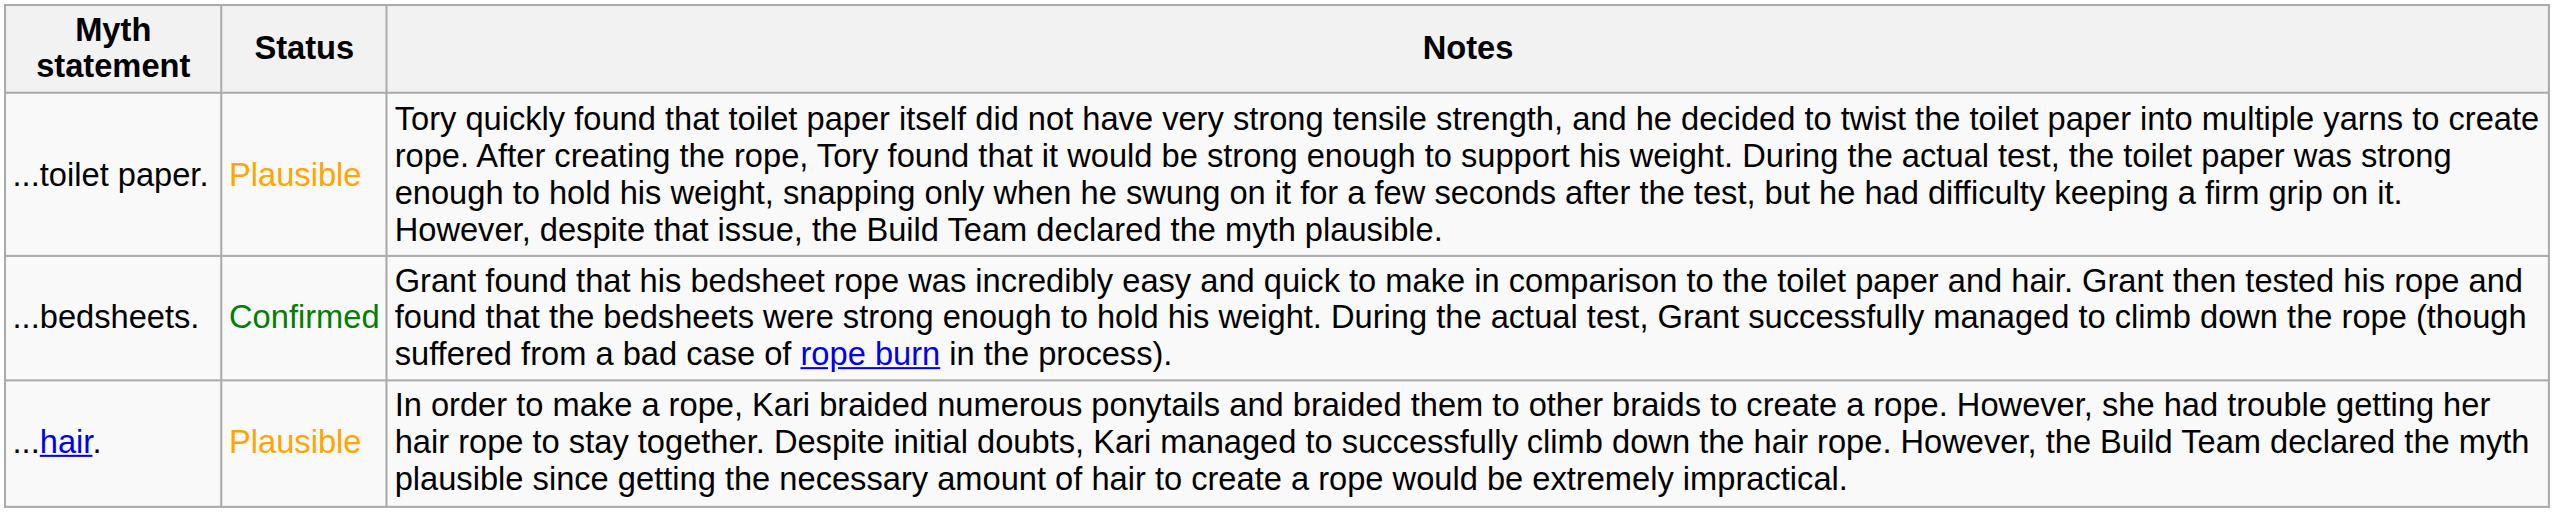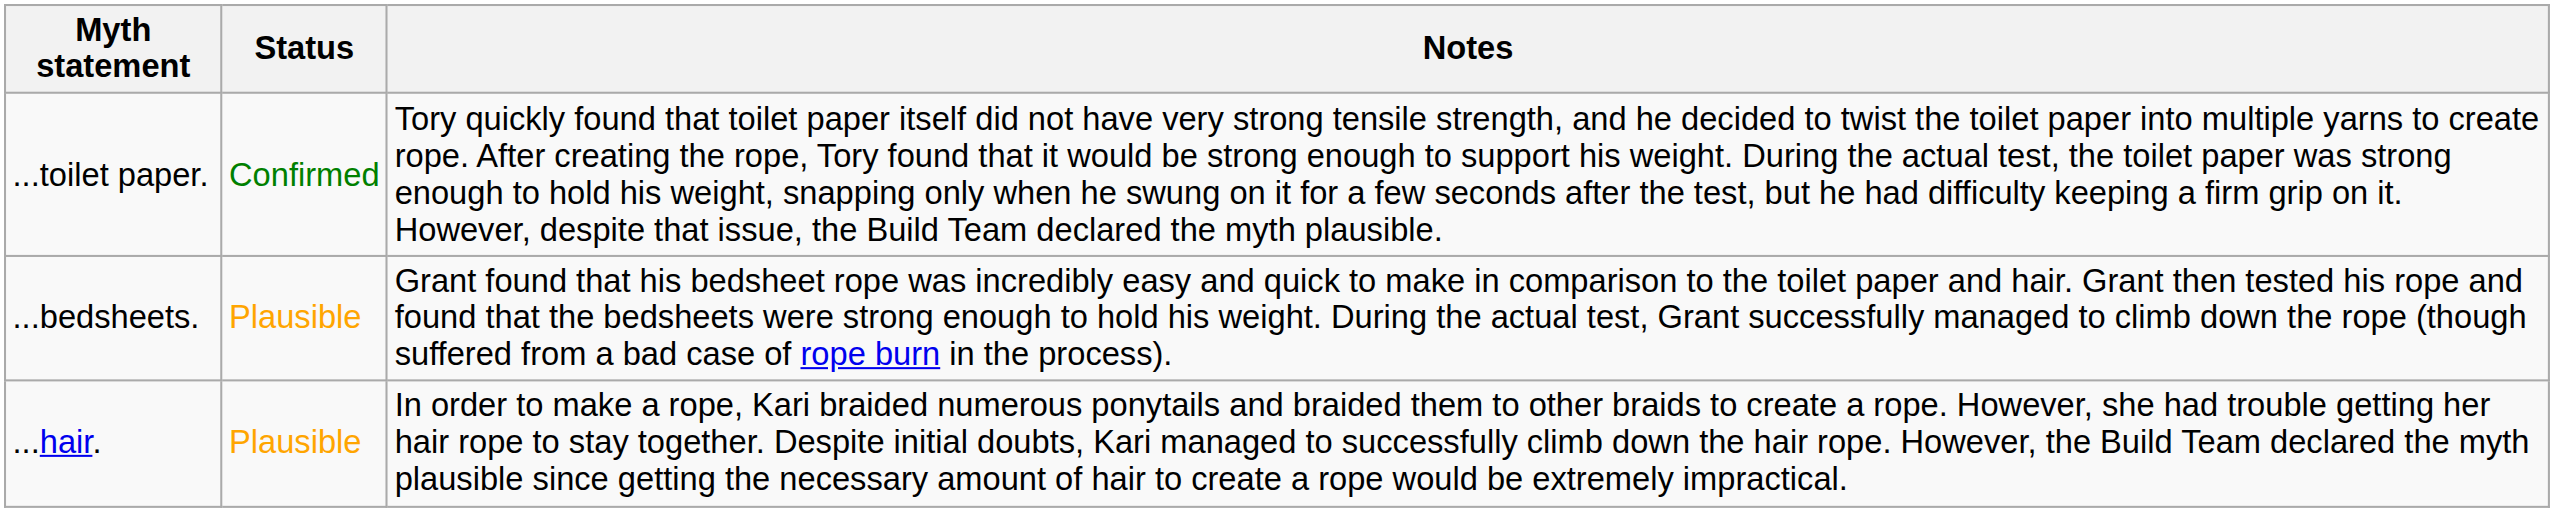(295, 173) Plausible -> (304, 173) Confirmed
(304, 317) Confirmed -> (295, 317) Plausible
